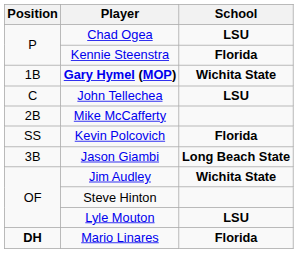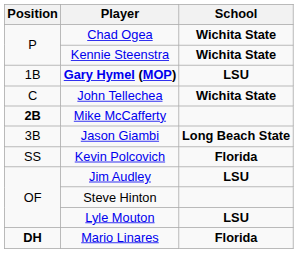(236, 34) LSU -> (236, 34) Wichita State
(236, 55) Florida -> (236, 55) Wichita State
(236, 75) Wichita State -> (236, 75) LSU
(236, 95) LSU -> (236, 95) Wichita State
(33, 116) normal -> (33, 116) bold
rows swapped: (120, 156) <-> (120, 136)
(236, 177) Wichita State -> (236, 177) LSU
